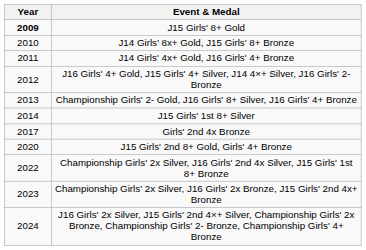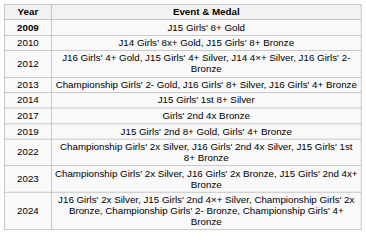- row: (206, 58)
(28, 147) 2020 -> (28, 131) 2019
